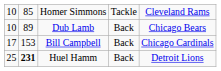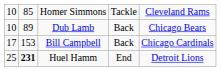(124, 58) Back -> (124, 58) End
